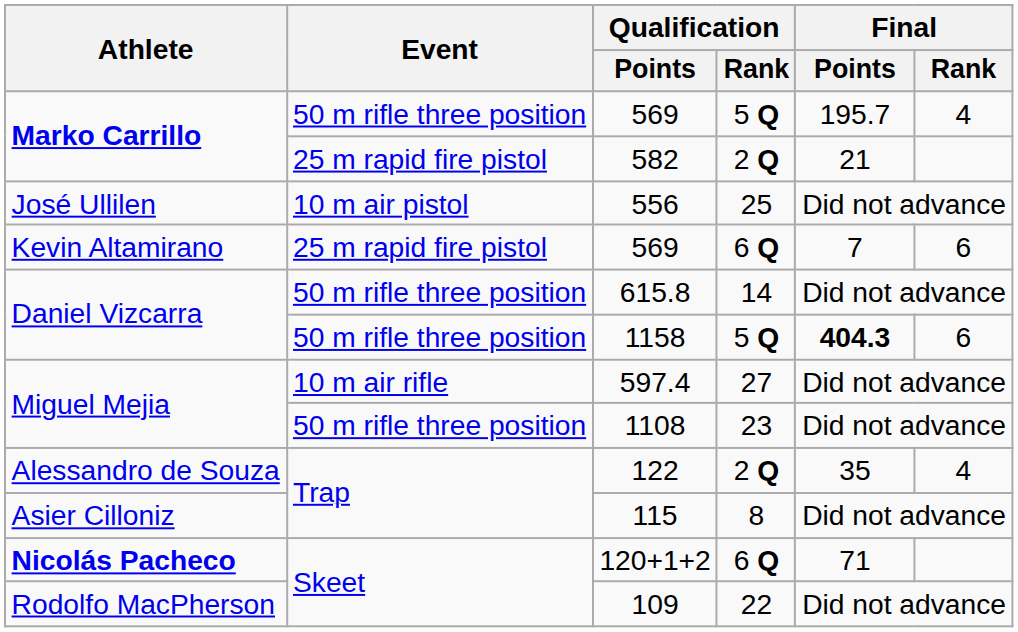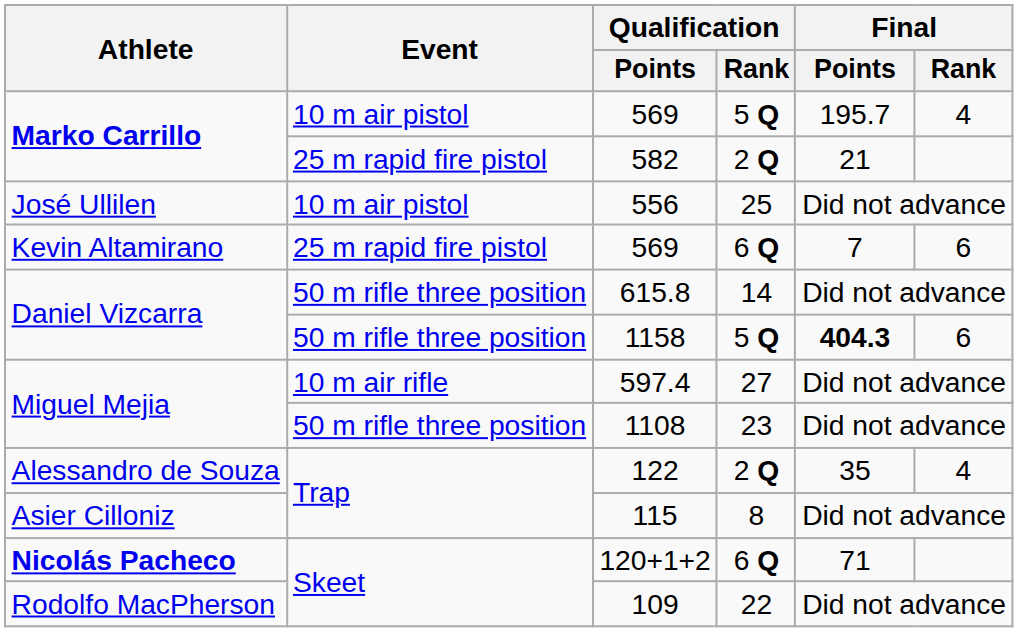(440, 114) 50 m rifle three position -> (381, 114) 10 m air pistol
